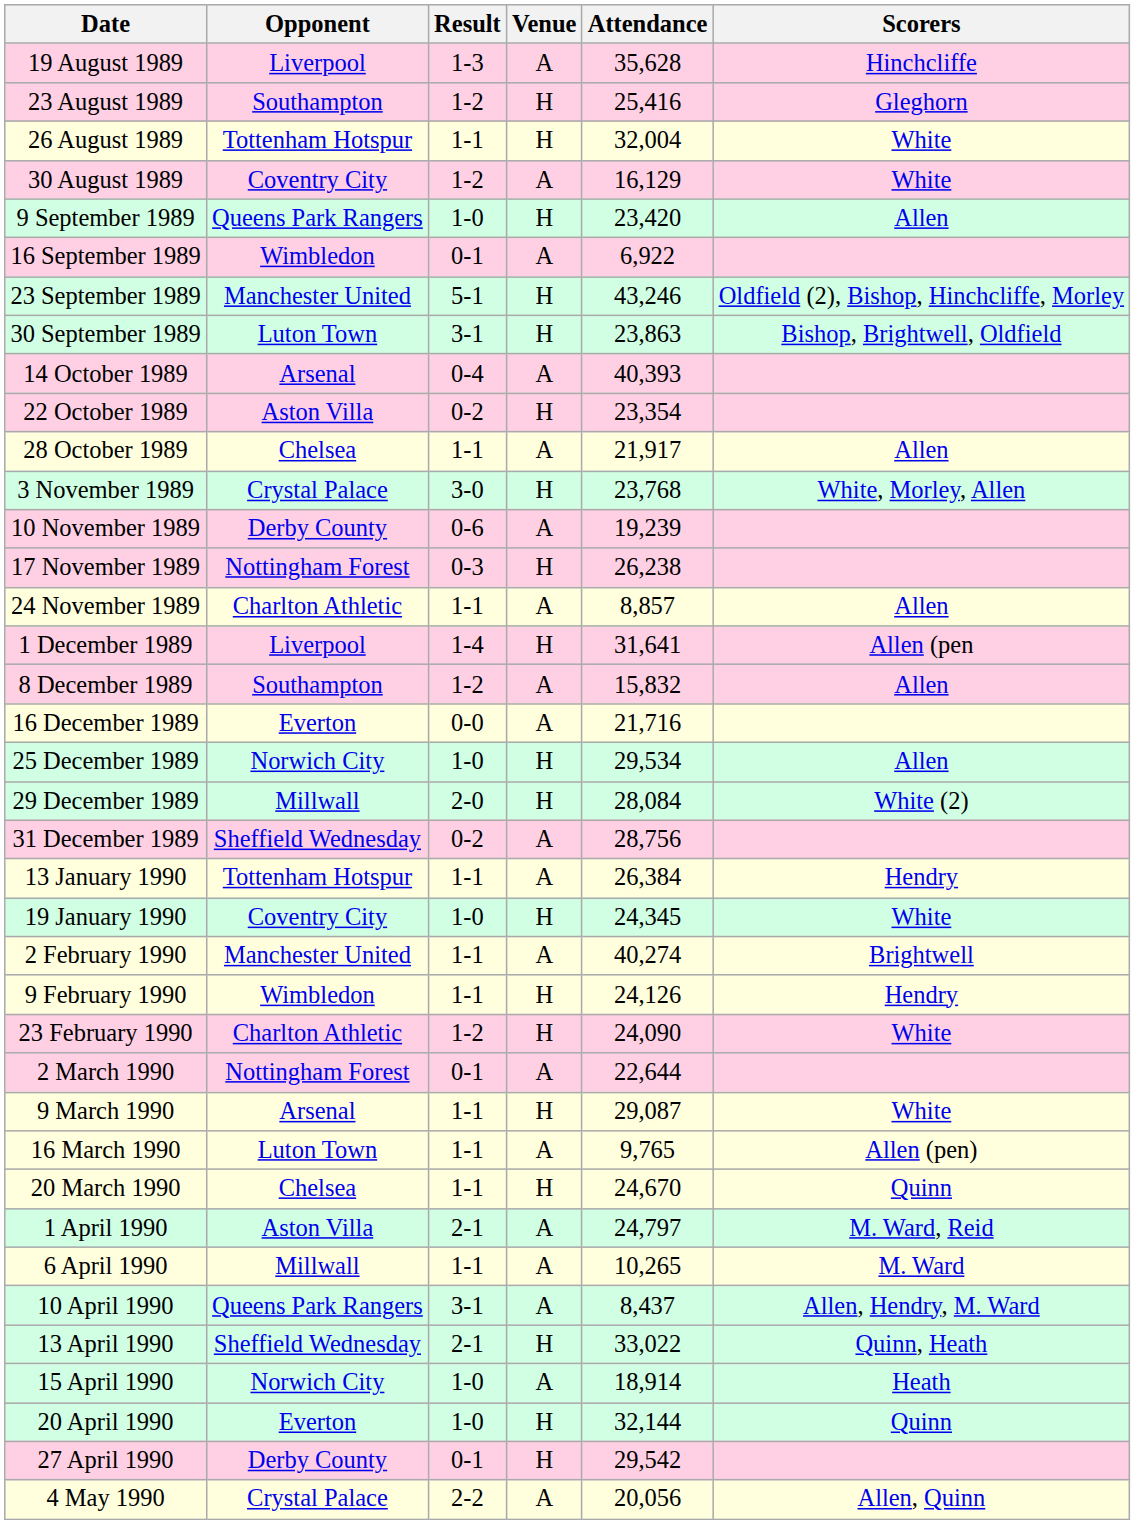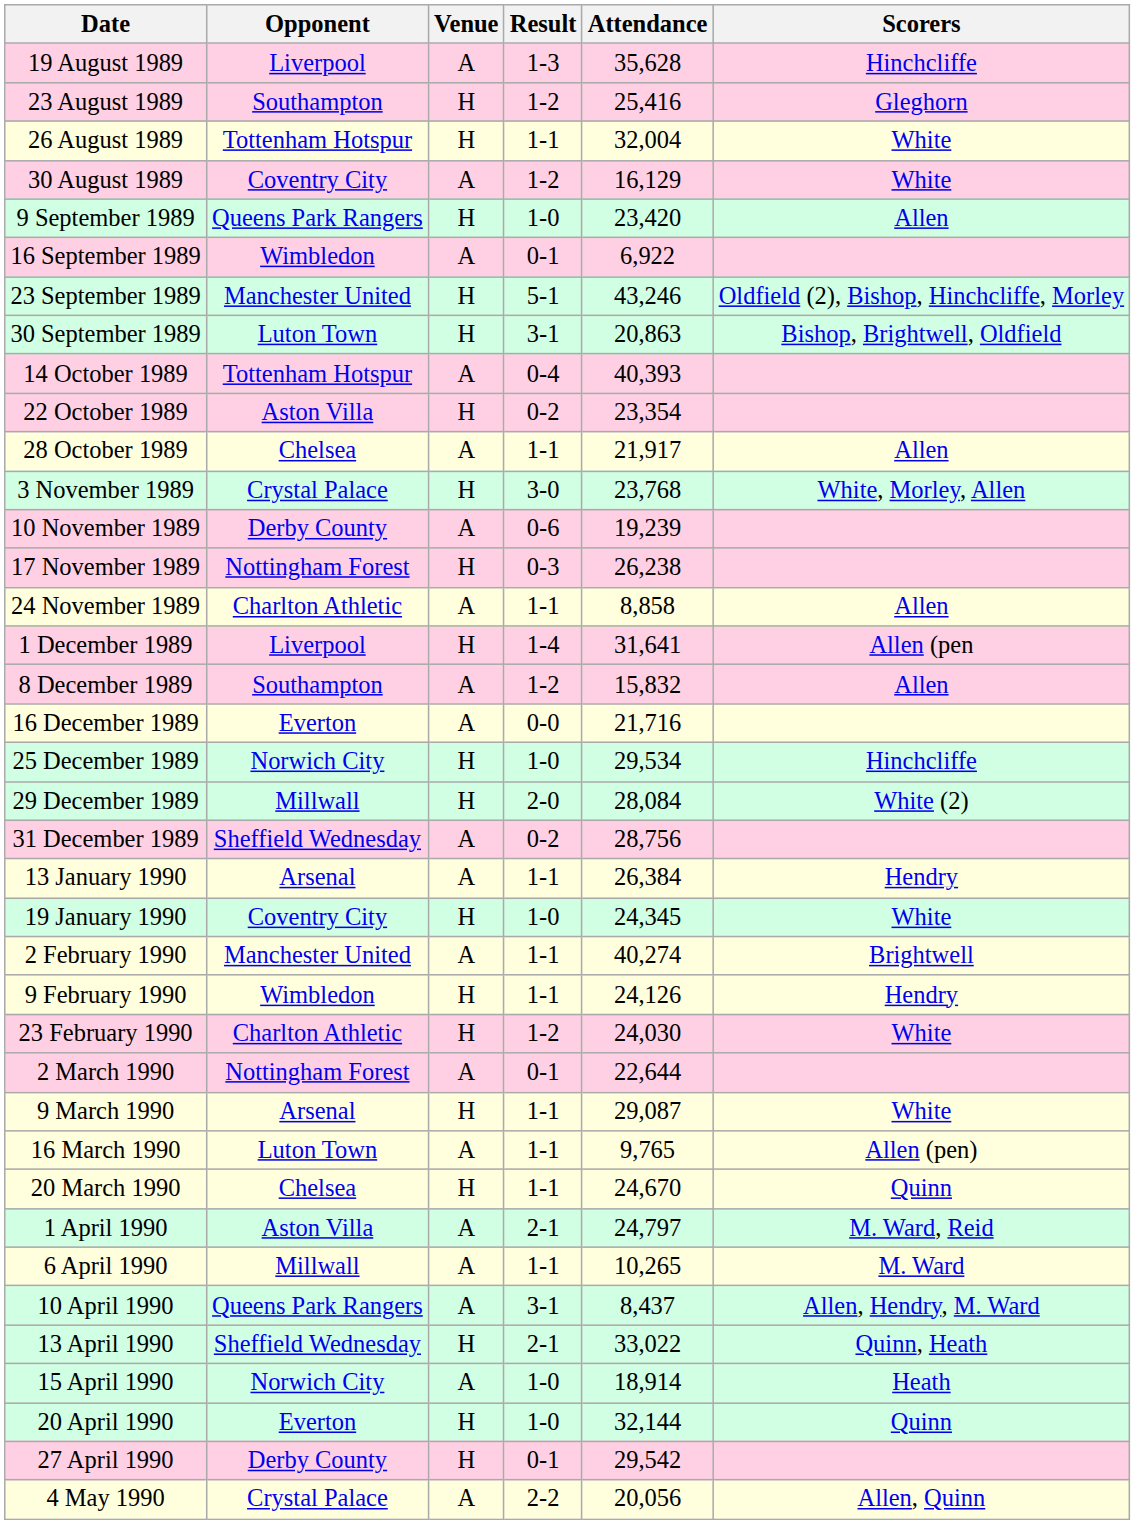columns swapped: (544, 23) <-> (467, 23)
(648, 334) 23,863 -> (648, 334) 20,863
(317, 373) Arsenal -> (317, 373) Tottenham Hotspur
(648, 606) 8,857 -> (648, 606) 8,858
(921, 761) Allen -> (921, 761) Hinchcliffe
(317, 878) Tottenham Hotspur -> (317, 878) Arsenal
(648, 1033) 24,090 -> (648, 1033) 24,030
